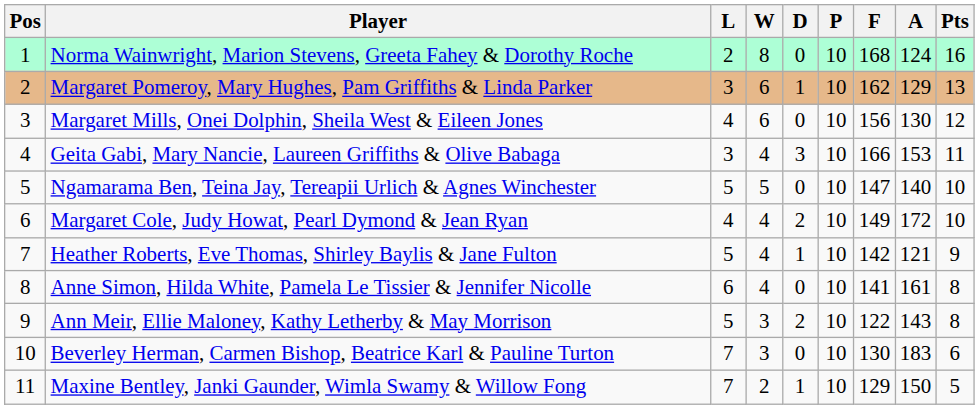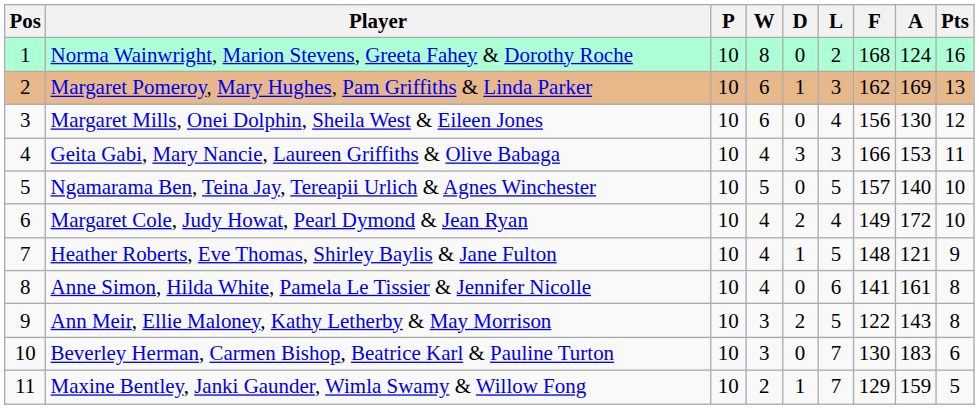columns swapped: (836, 21) <-> (728, 21)
(916, 87) 129 -> (916, 87) 169
(874, 187) 147 -> (874, 187) 157
(874, 253) 142 -> (874, 253) 148
(916, 386) 150 -> (916, 386) 159
